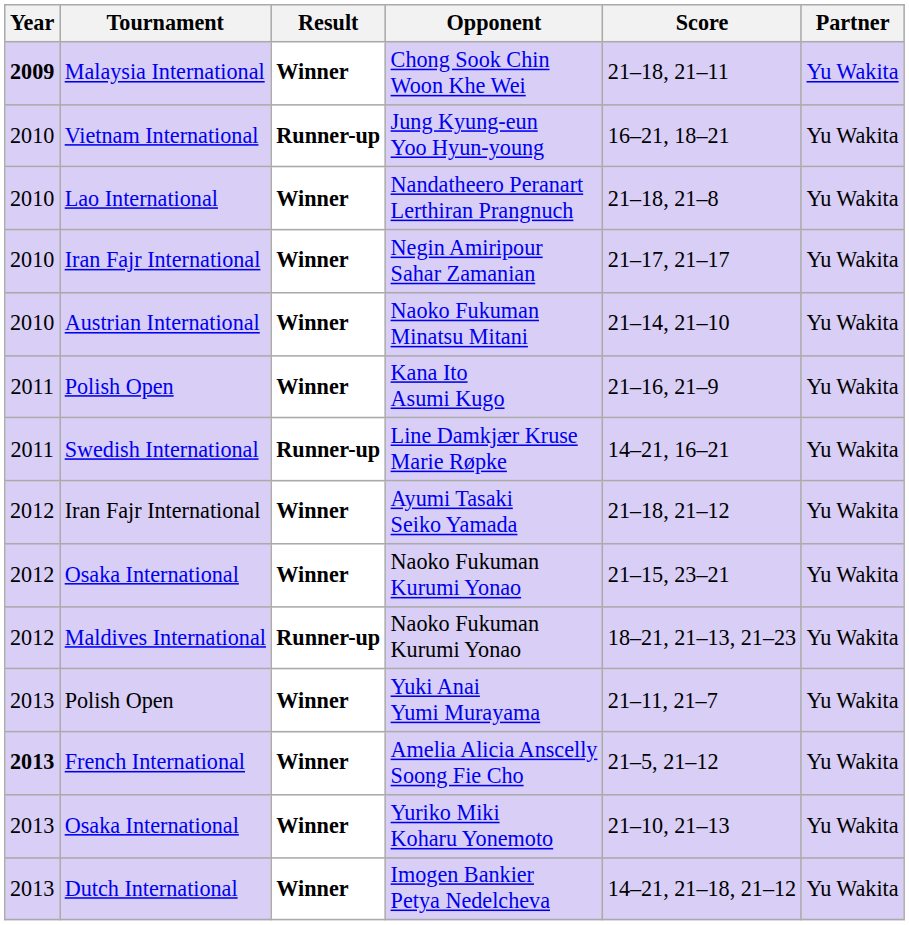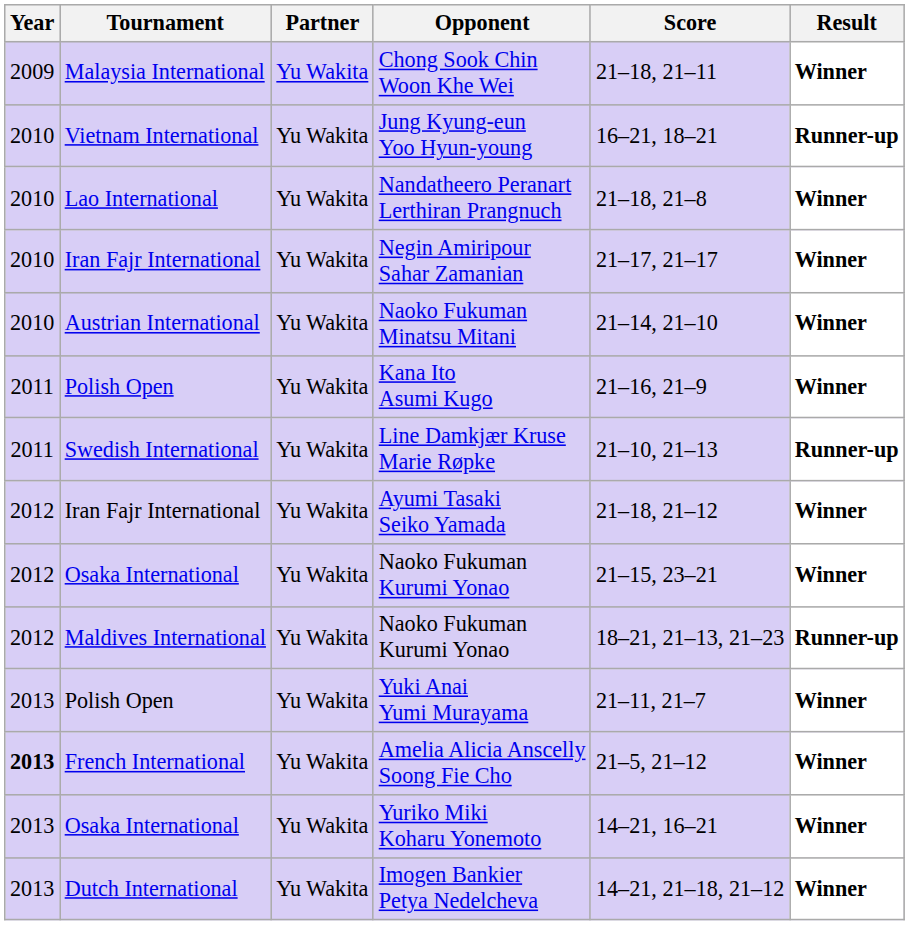columns swapped: (853, 23) <-> (328, 23)
(32, 72) bold -> (32, 72) normal
(669, 449) 14–21, 16–21 -> (657, 449) 21–10, 21–13
(669, 825) 21–10, 21–13 -> (657, 825) 14–21, 16–21
